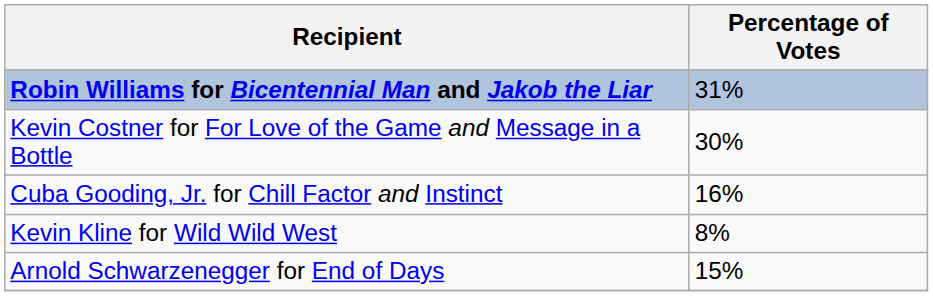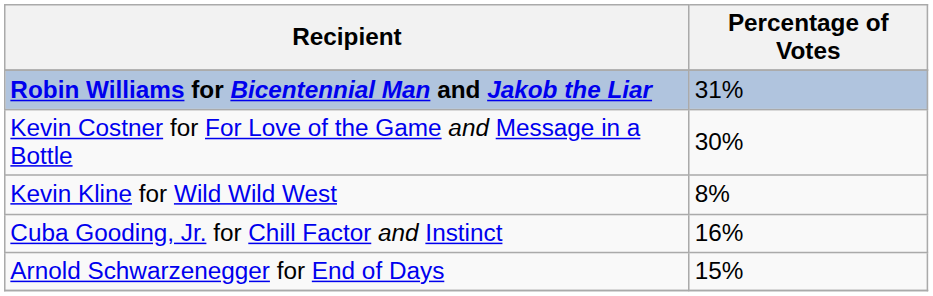rows swapped: (256, 194) <-> (174, 232)
